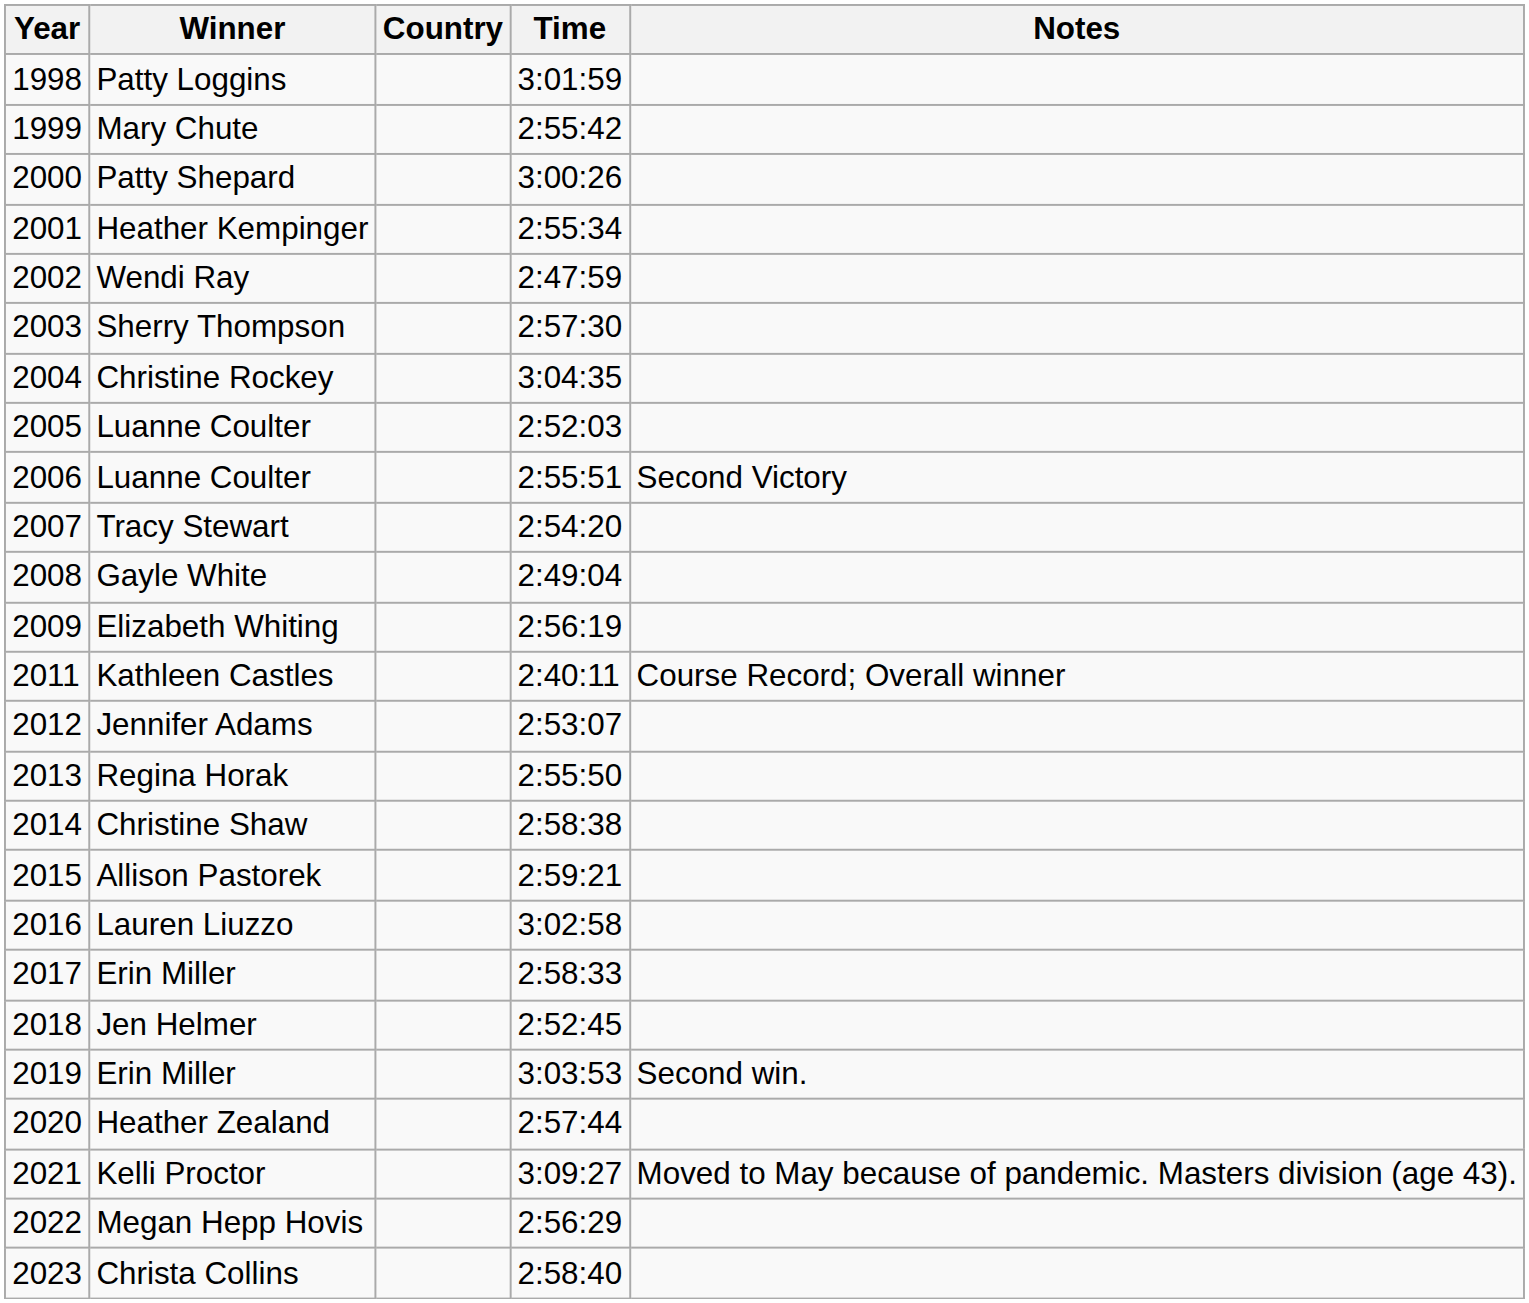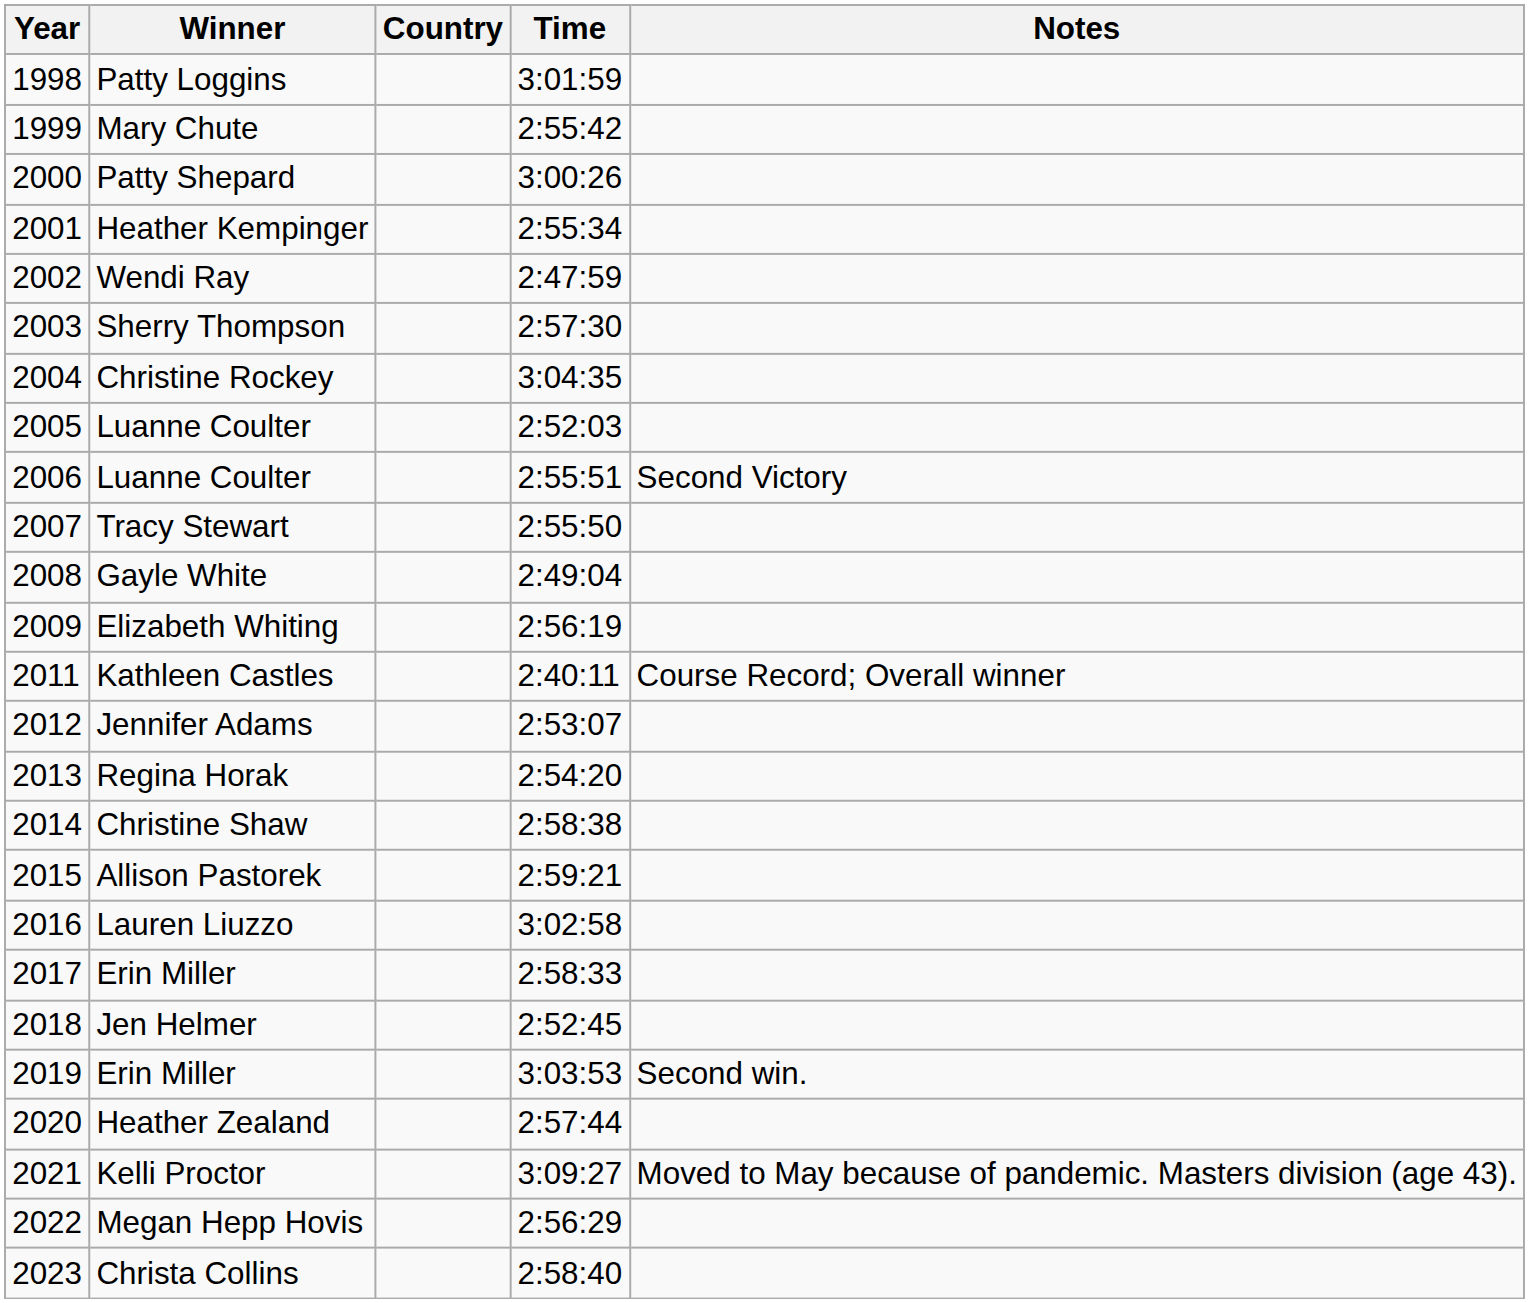(570, 526) 2:54:20 -> (570, 526) 2:55:50
(570, 775) 2:55:50 -> (570, 775) 2:54:20
